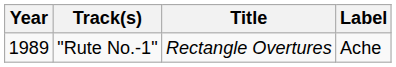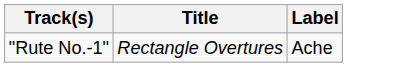- column: (29, 18)
